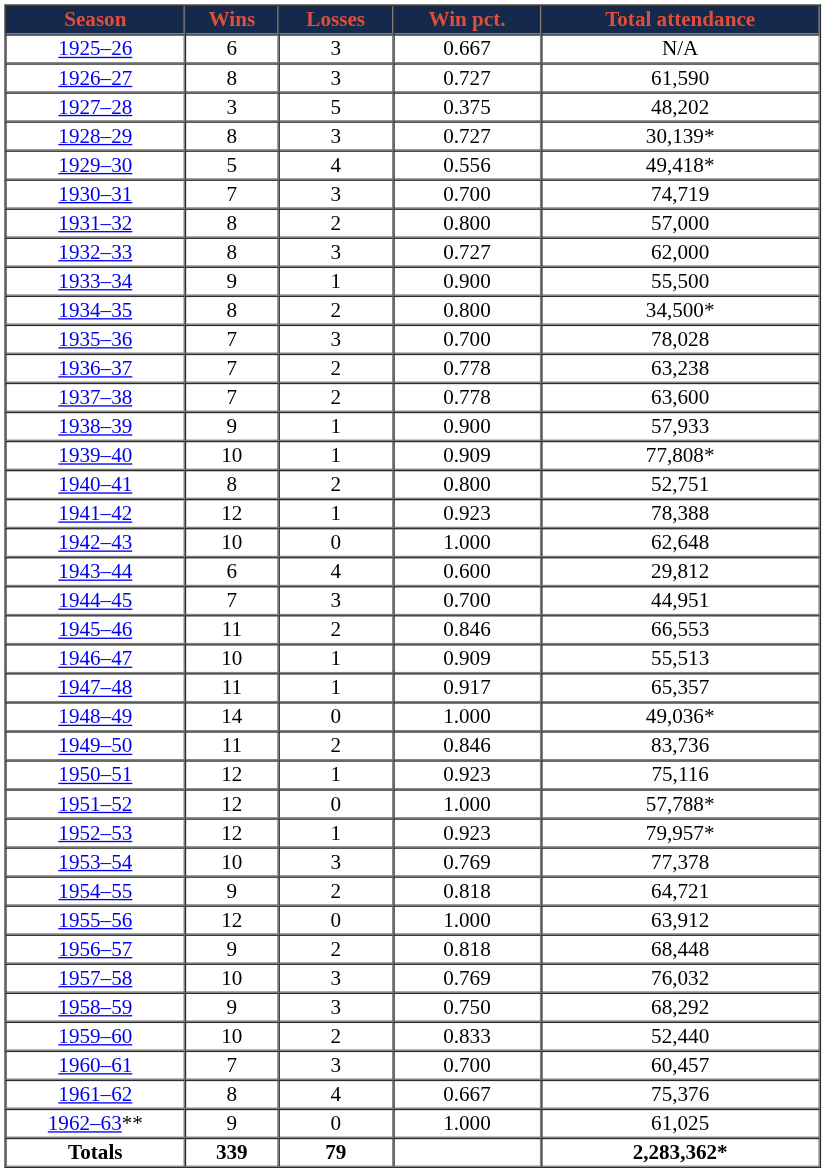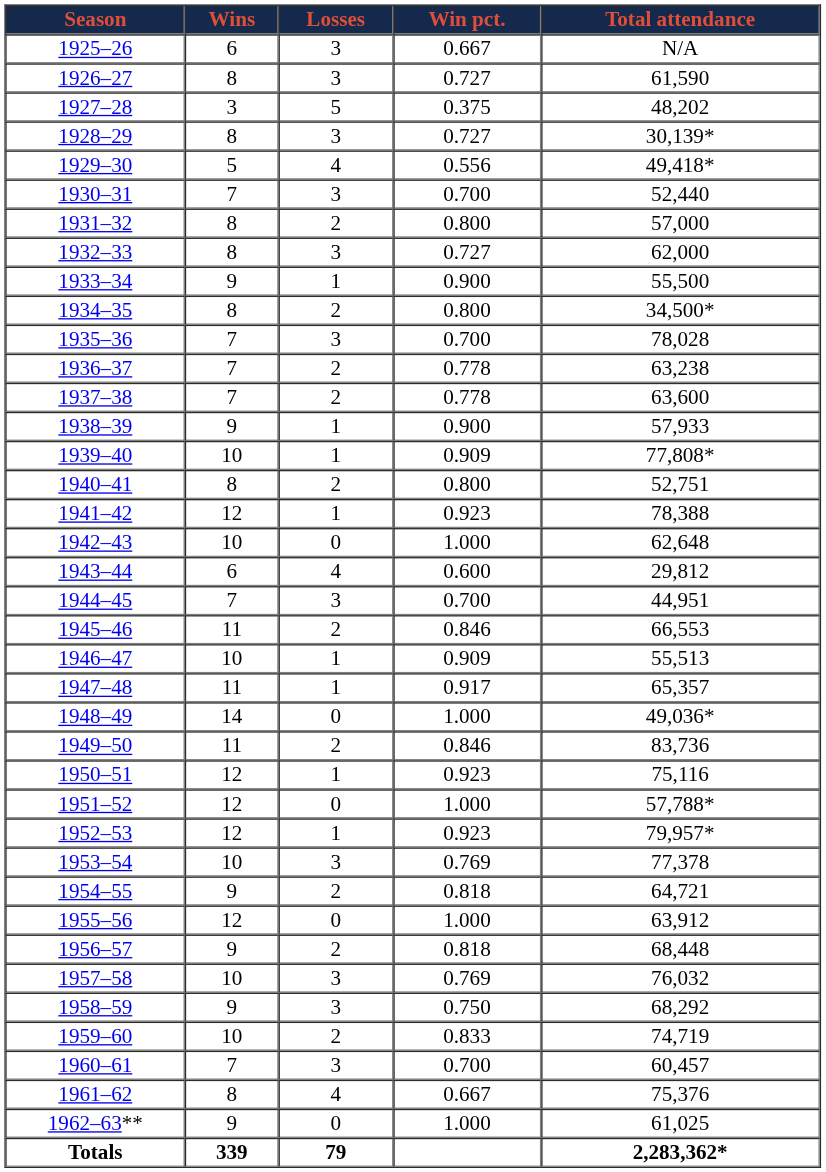(680, 193) 74,719 -> (680, 193) 52,440
(680, 1036) 52,440 -> (680, 1036) 74,719
